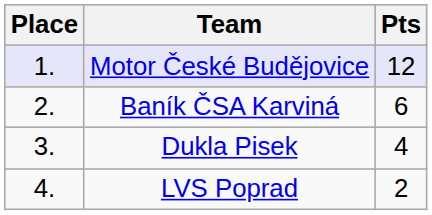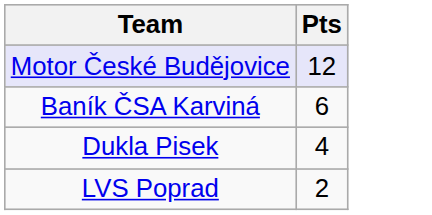- column: (44, 24)
